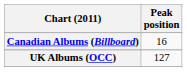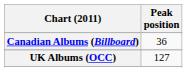(162, 41) 16 -> (162, 41) 36
